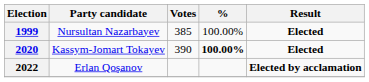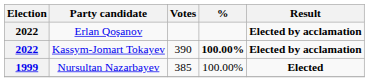rows swapped: (108, 31) <-> (108, 67)
(27, 49) 2020 -> (27, 49) 2022
(305, 49) Elected -> (305, 49) Elected by acclamation
